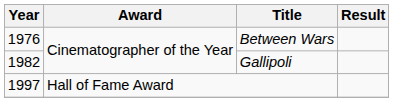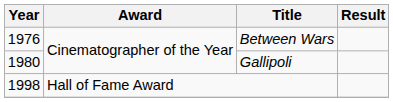(24, 62) 1982 -> (24, 62) 1980
(24, 85) 1997 -> (24, 85) 1998
